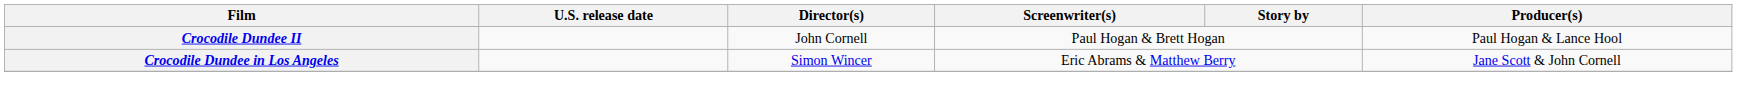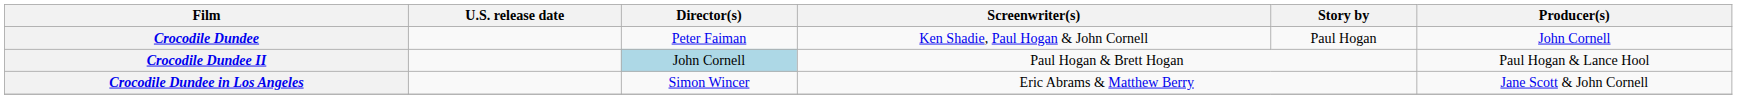+ row: (206, 37)
(831, 37) no background -> (709, 60) lightblue background
